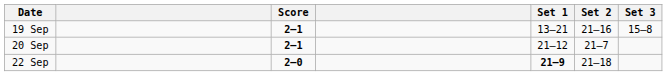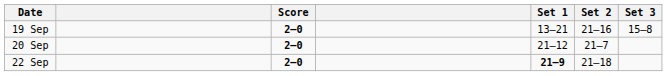(293, 29) 2–1 -> (293, 29) 2–0
(293, 46) 2–1 -> (293, 46) 2–0
